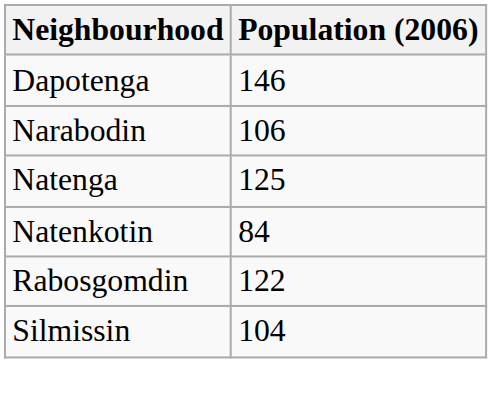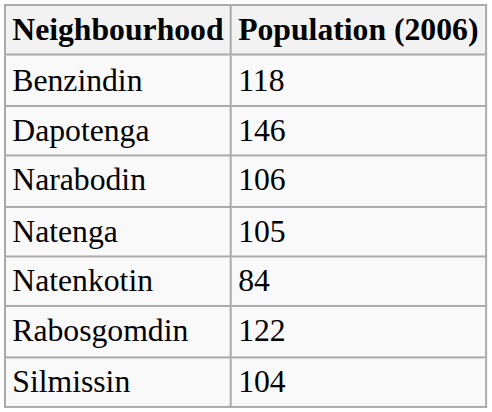+ row: (77, 79)
(262, 180) 125 -> (262, 230) 105
